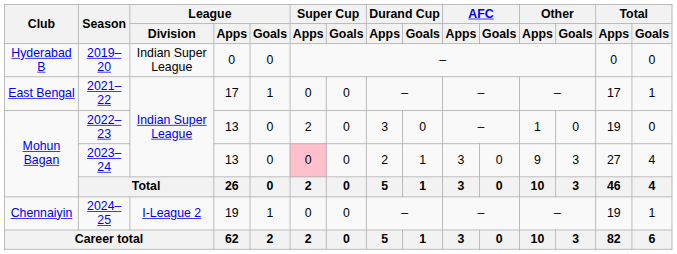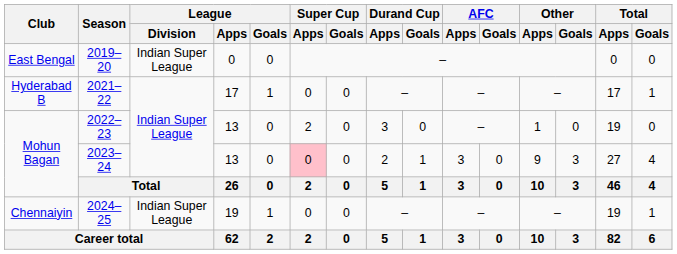(41, 60) Hyderabad B -> (41, 60) East Bengal
(41, 93) East Bengal -> (41, 93) Hyderabad B
(172, 213) I-League 2 -> (172, 213) Indian Super League
